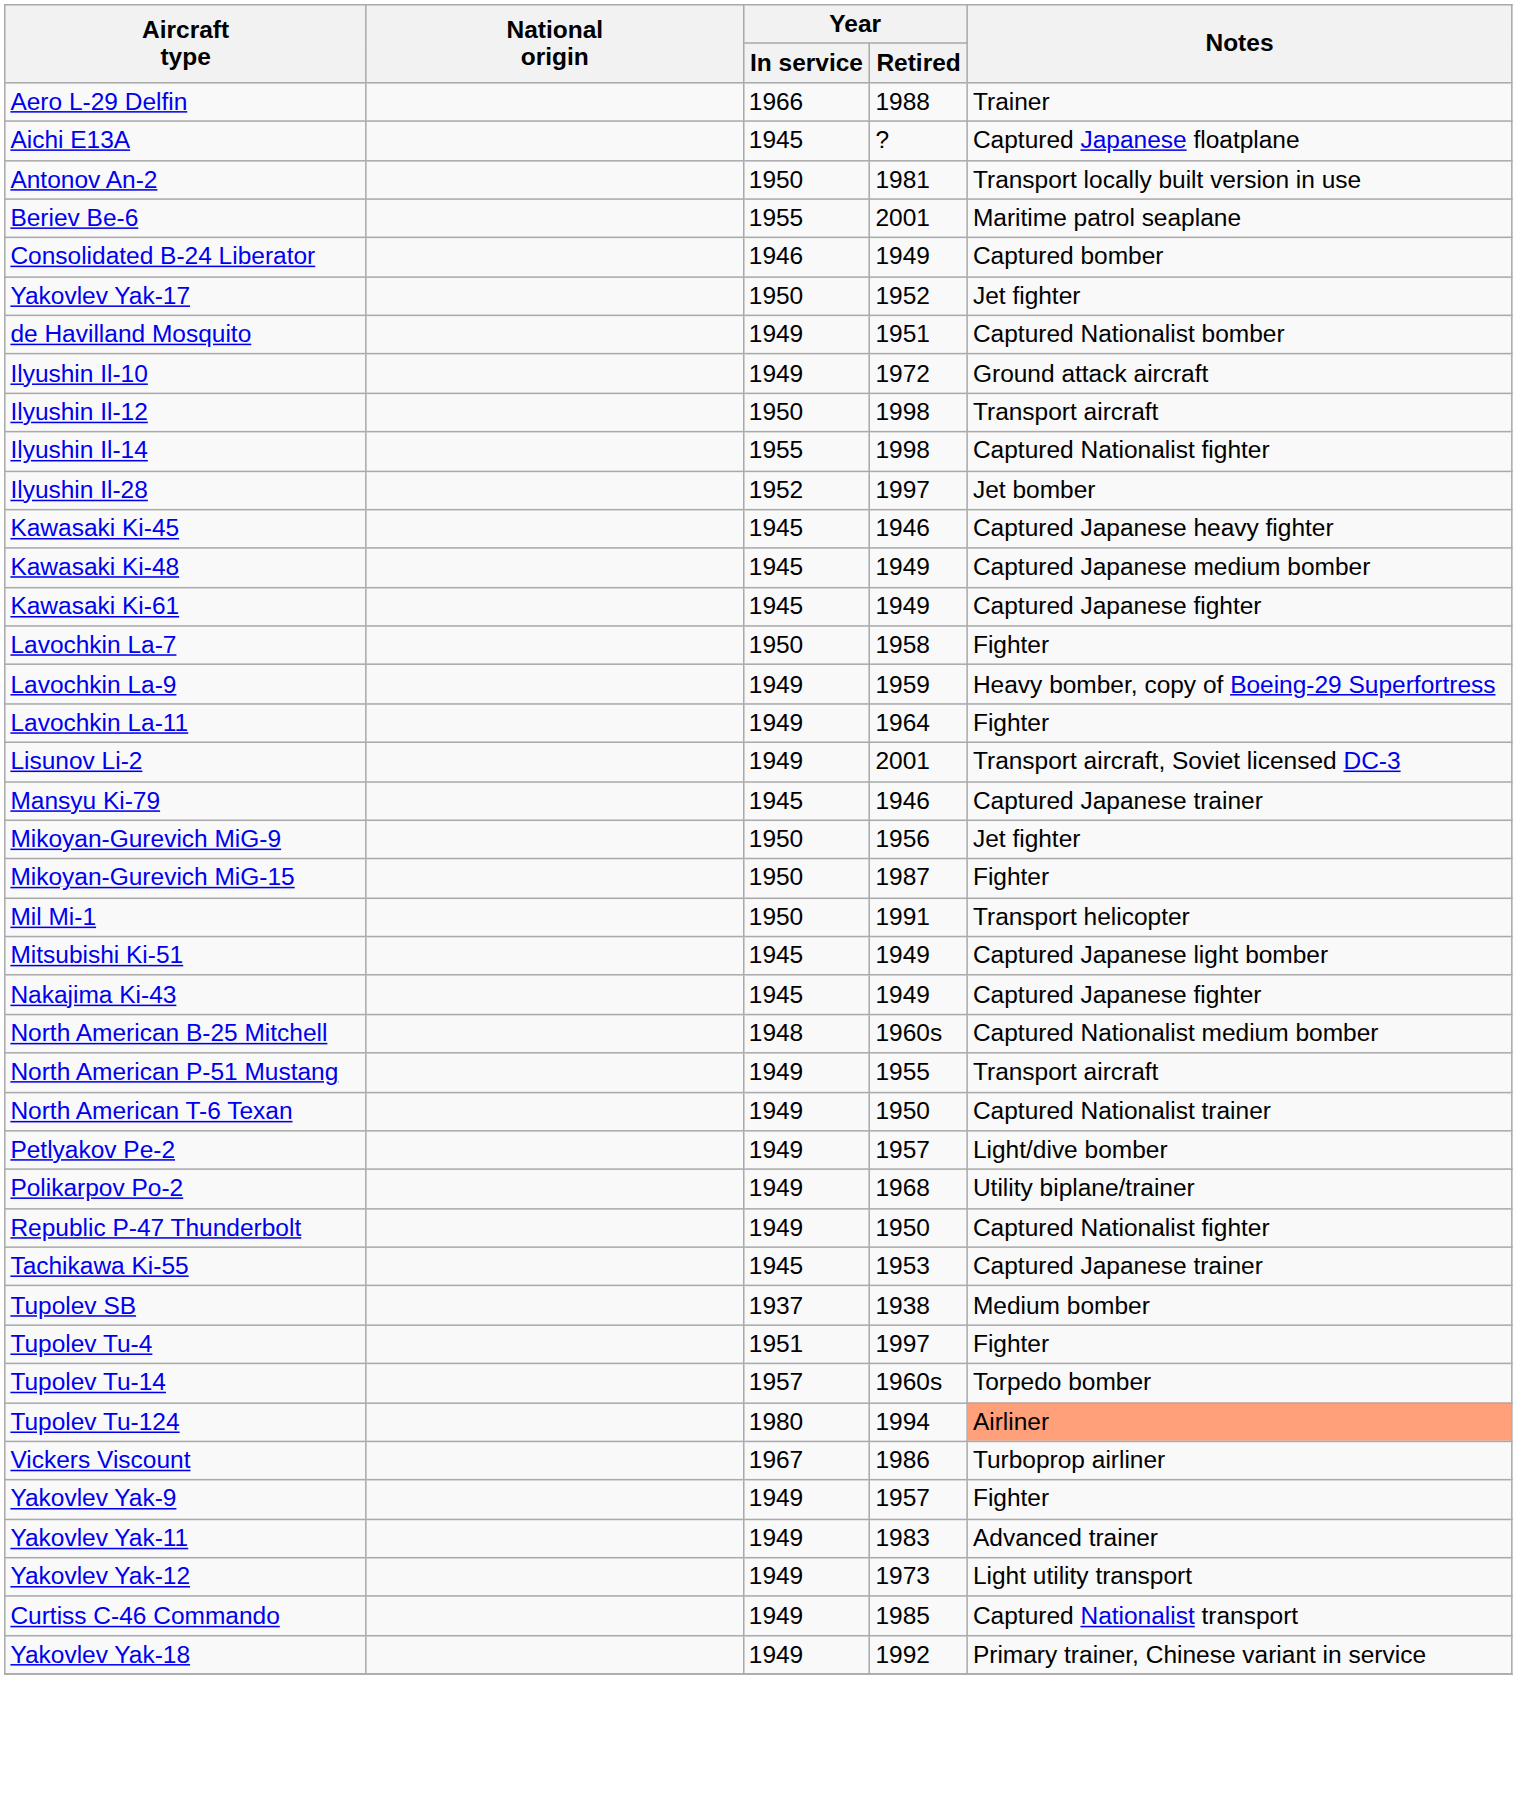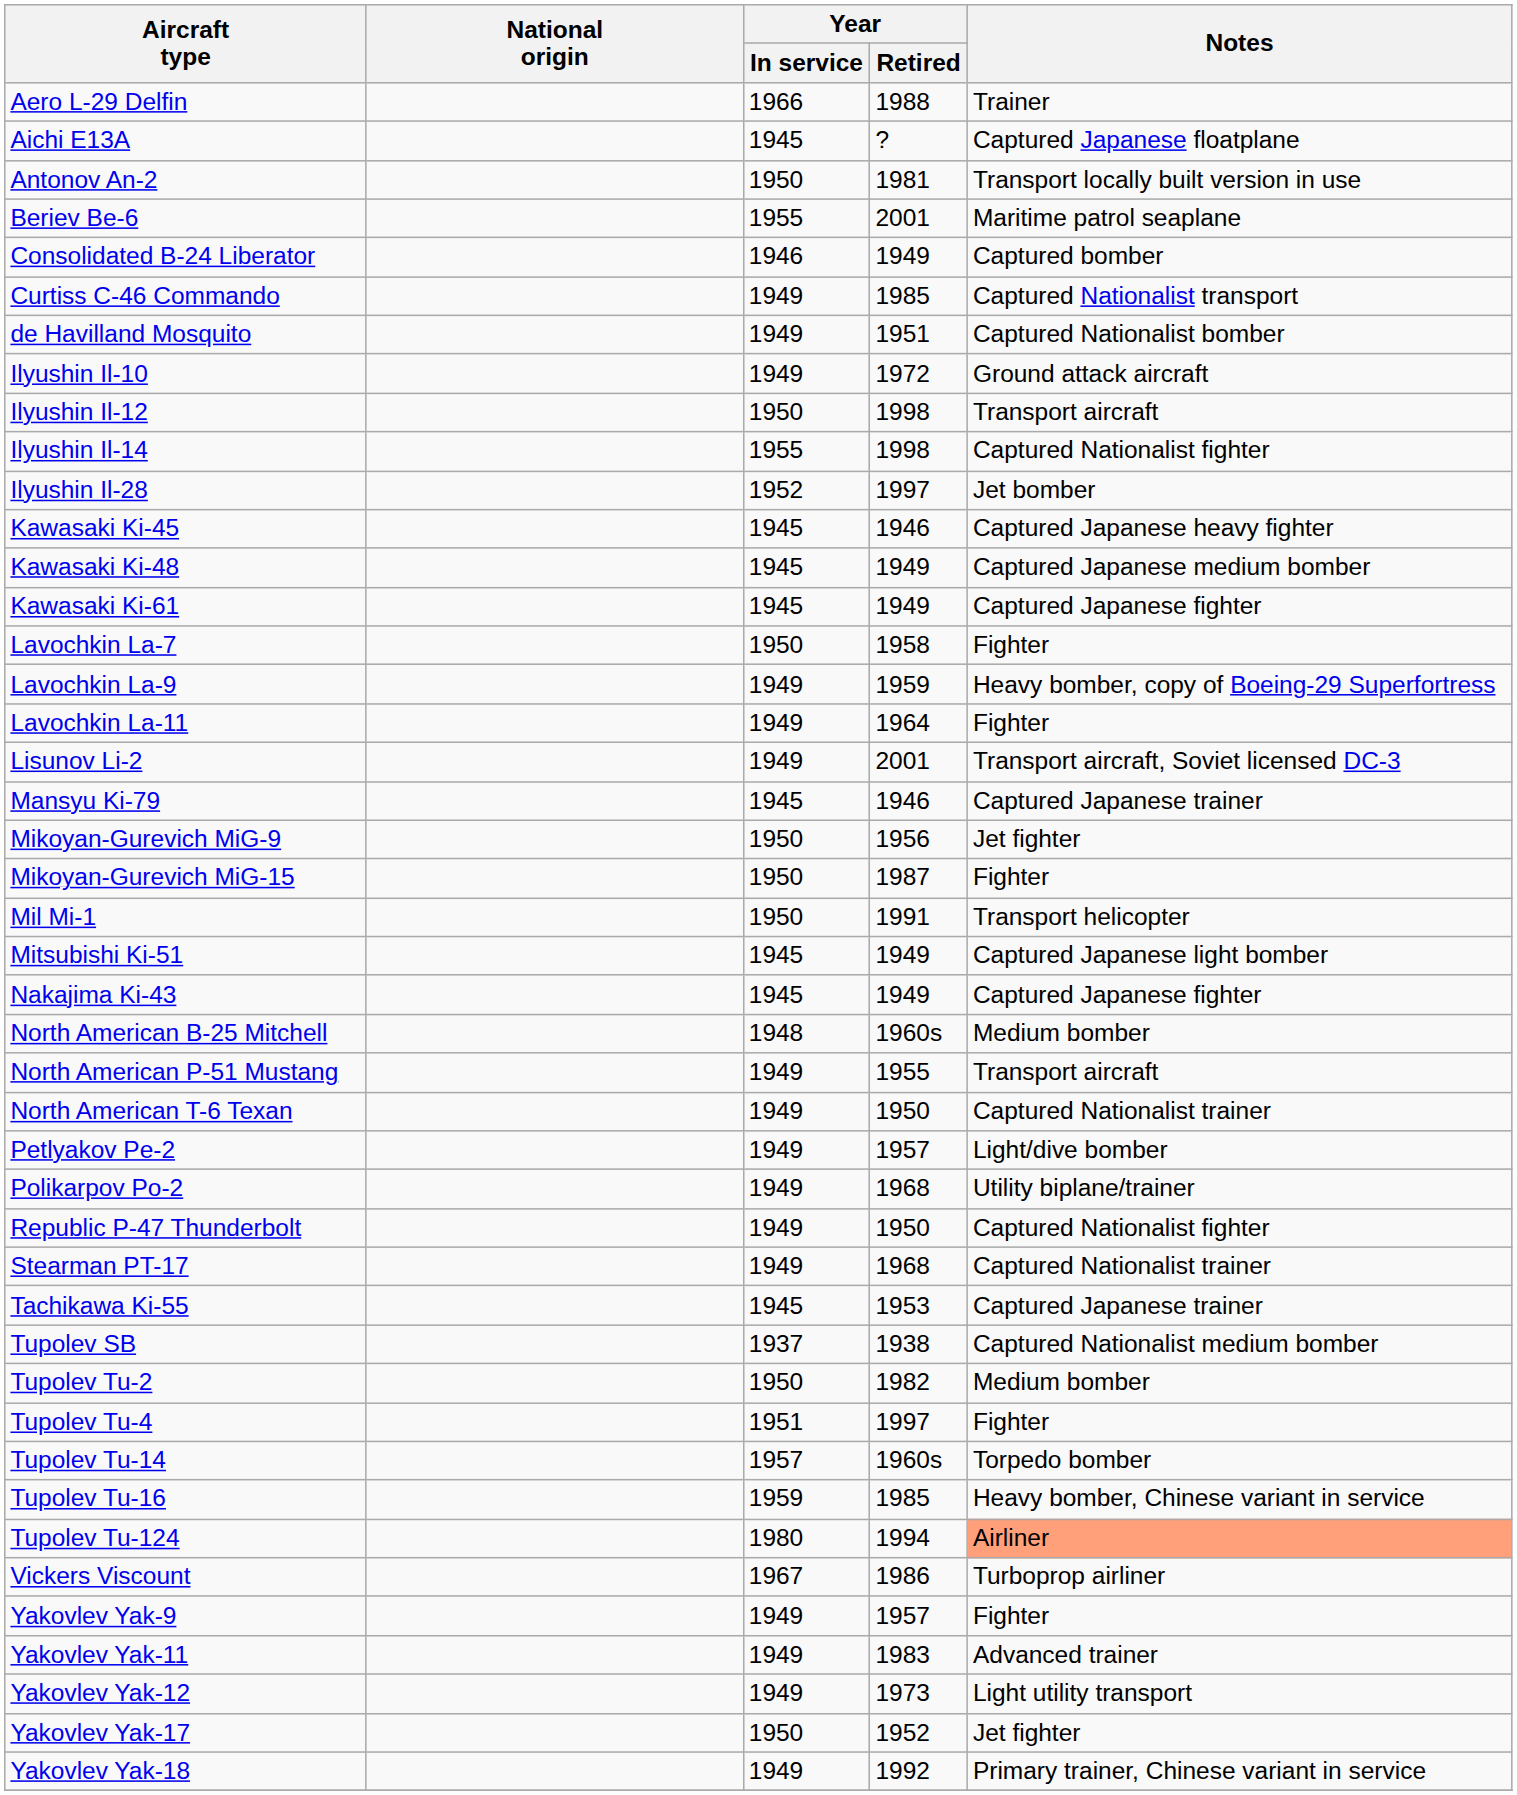rows swapped: (145, 1615) <-> (100, 295)
(1176, 1033) Captured Nationalist medium bomber -> (1061, 1033) Medium bomber
+ row: (100, 1266)
(1061, 1305) Medium bomber -> (1176, 1343) Captured Nationalist medium bomber
+ row: (81, 1382)
+ row: (88, 1499)
